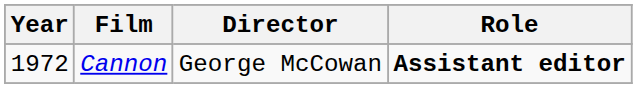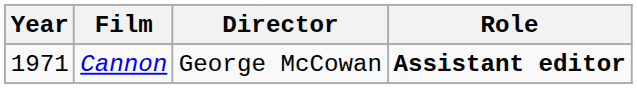(40, 64) 1972 -> (40, 64) 1971
